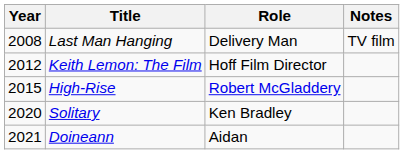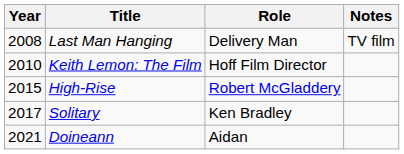(25, 64) 2012 -> (25, 64) 2010
(25, 112) 2020 -> (25, 112) 2017
